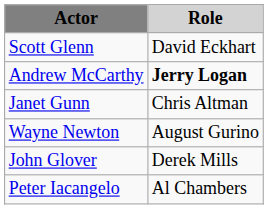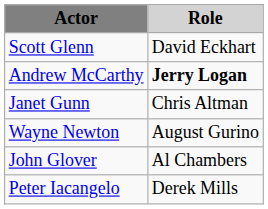(195, 160) Derek Mills -> (199, 160) Al Chambers
(199, 189) Al Chambers -> (195, 189) Derek Mills
